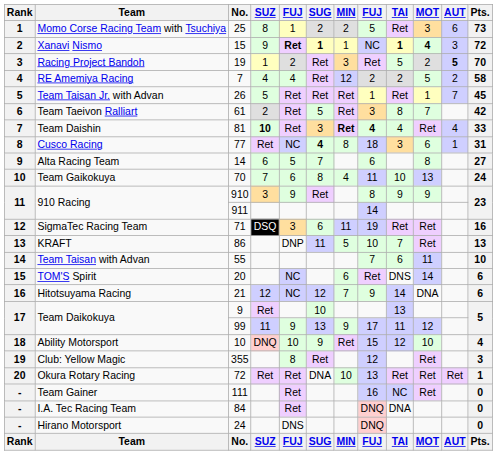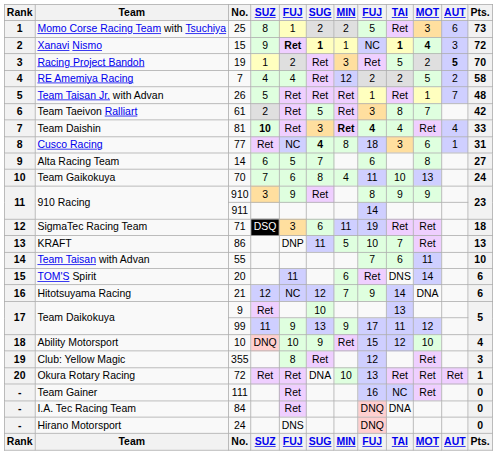(480, 95) 45 -> (480, 95) 48
(480, 227) 16 -> (480, 227) 18
(293, 276) NC -> (293, 276) 11
